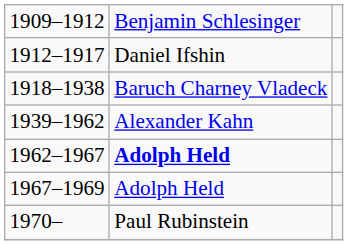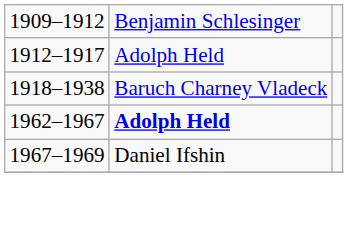(170, 54) Daniel Ifshin -> (169, 54) Adolph Held
- row: (57, 121)
(169, 188) Adolph Held -> (170, 155) Daniel Ifshin
- row: (36, 222)
